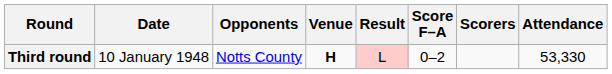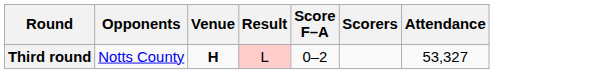- column: (154, 24)
(563, 56) 53,330 -> (445, 56) 53,327
